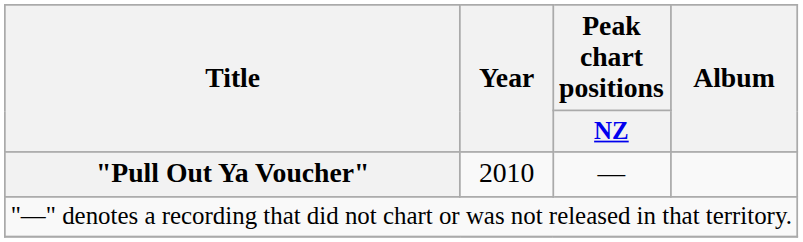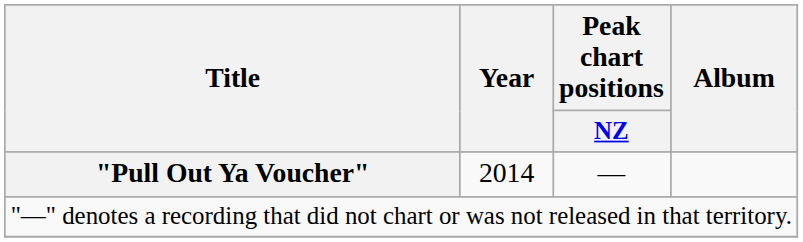(507, 173) 2010 -> (507, 173) 2014
